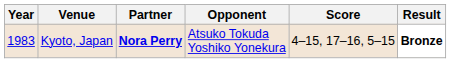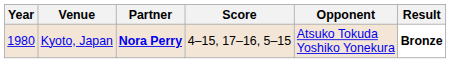columns swapped: (237, 15) <-> (343, 15)
(21, 41) 1983 -> (21, 41) 1980
